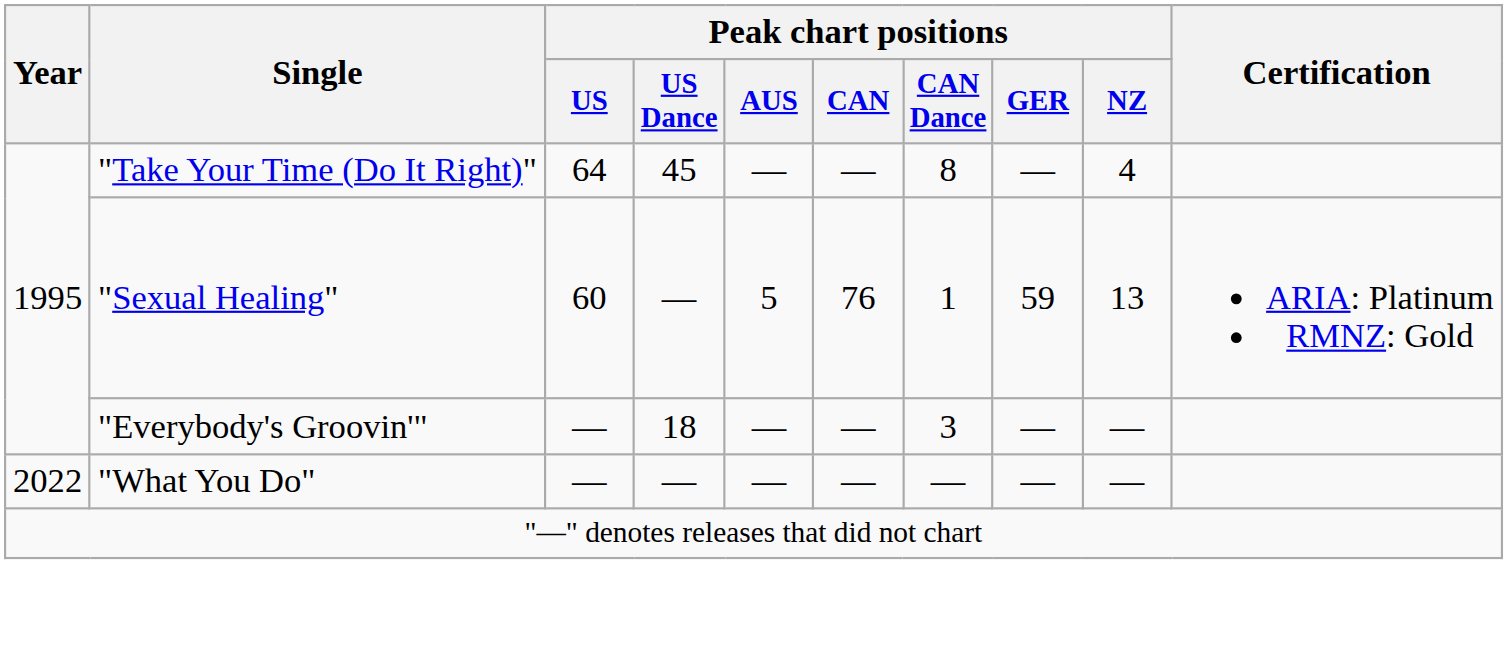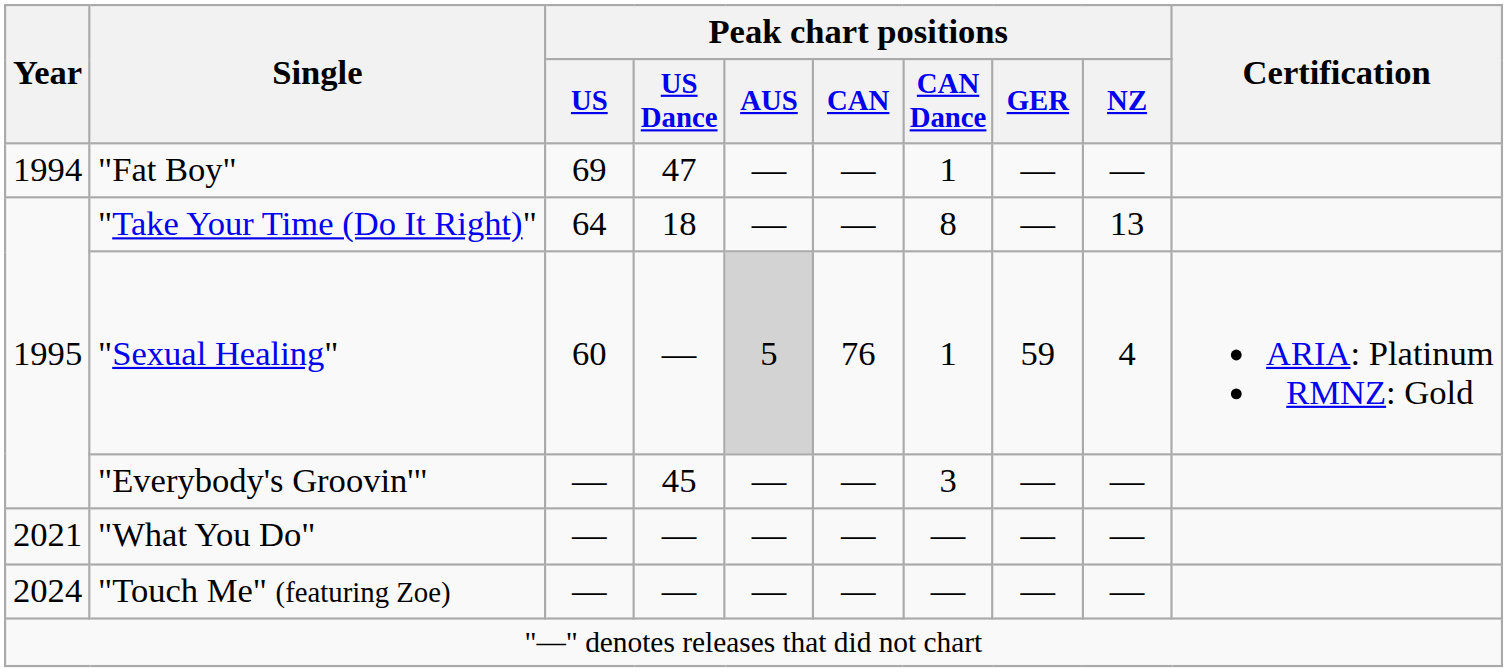+ row: (167, 169)
(679, 169) 45 -> (679, 224) 18
(1127, 169) 4 -> (1127, 224) 13
(769, 297) no background -> (769, 352) lightgrey background
(1127, 297) 13 -> (1127, 352) 4
(679, 425) 18 -> (679, 480) 45
(48, 480) 2022 -> (48, 535) 2021
+ row: (274, 590)
